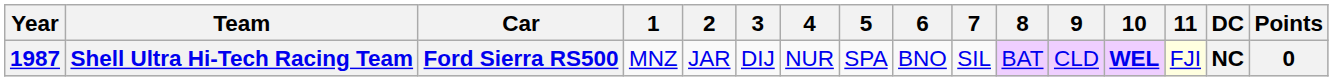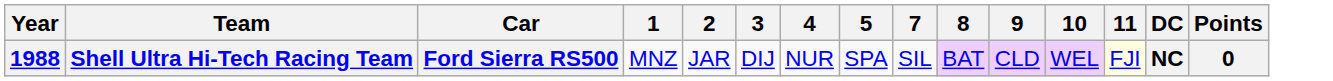- column: (922, 23)
(35, 58) 1987 -> (35, 58) 1988
(1134, 58) bold -> (1075, 58) normal
